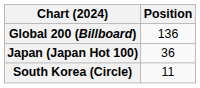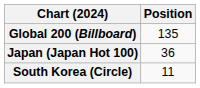(168, 33) 136 -> (168, 33) 135
